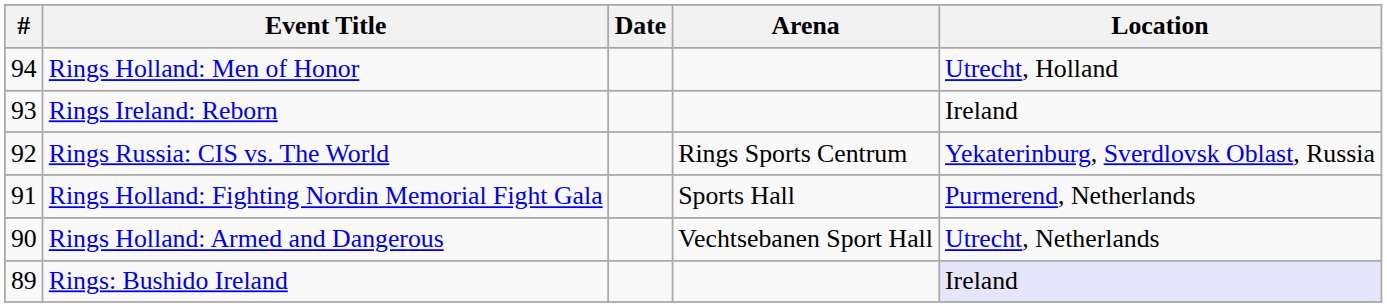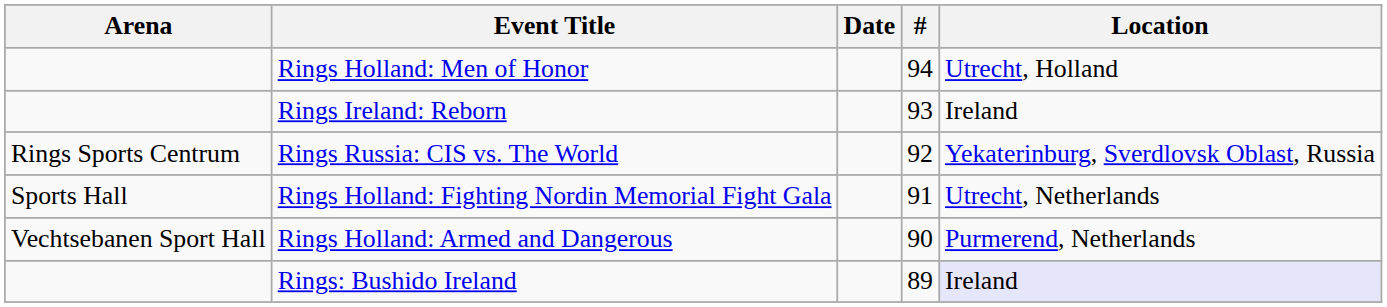columns swapped: (24, 26) <-> (806, 26)
(1070, 196) Purmerend, Netherlands -> (1052, 196) Utrecht, Netherlands
(1052, 238) Utrecht, Netherlands -> (1070, 238) Purmerend, Netherlands
